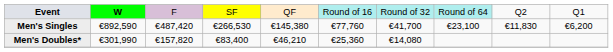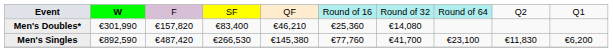rows swapped: (47, 26) <-> (47, 41)
